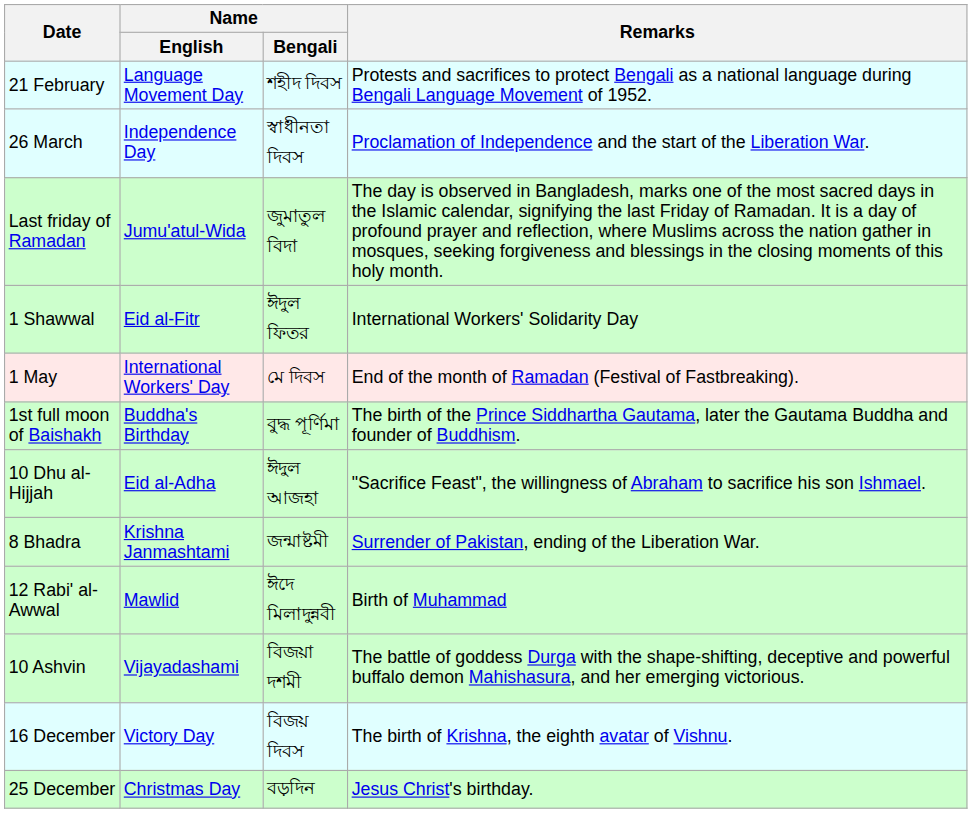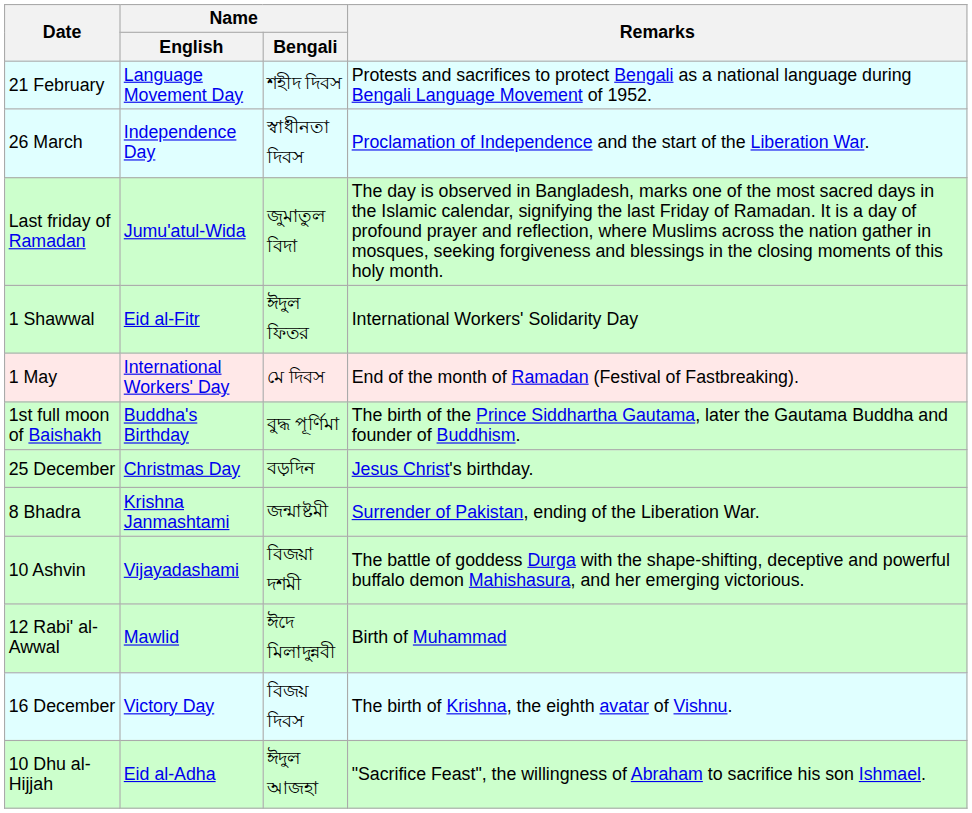rows swapped: (50, 483) <-> (62, 789)
rows swapped: (53, 599) <-> (47, 668)
